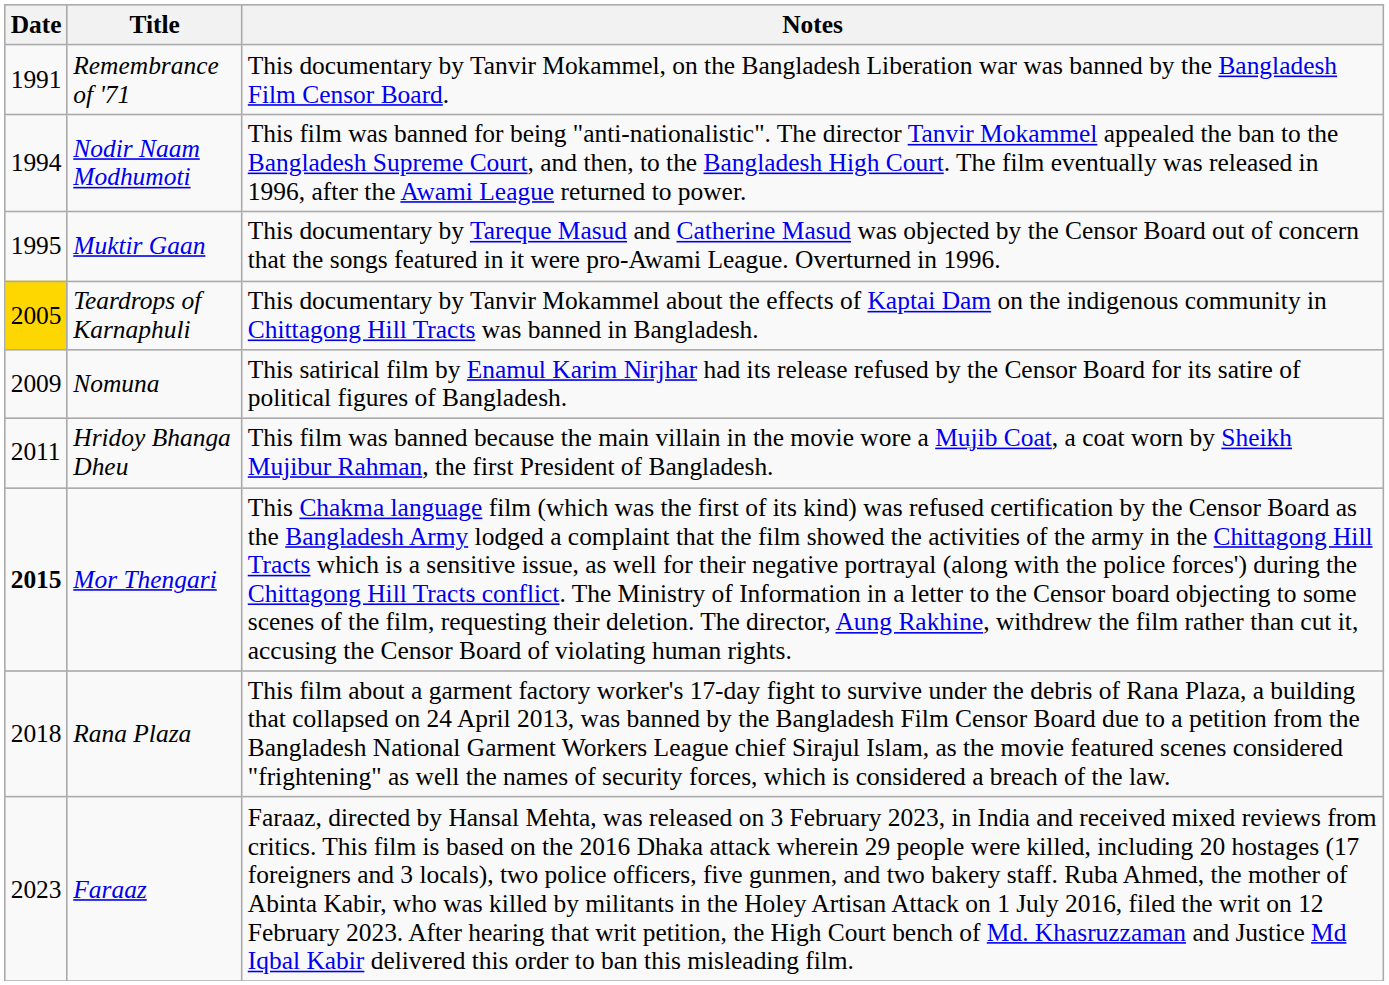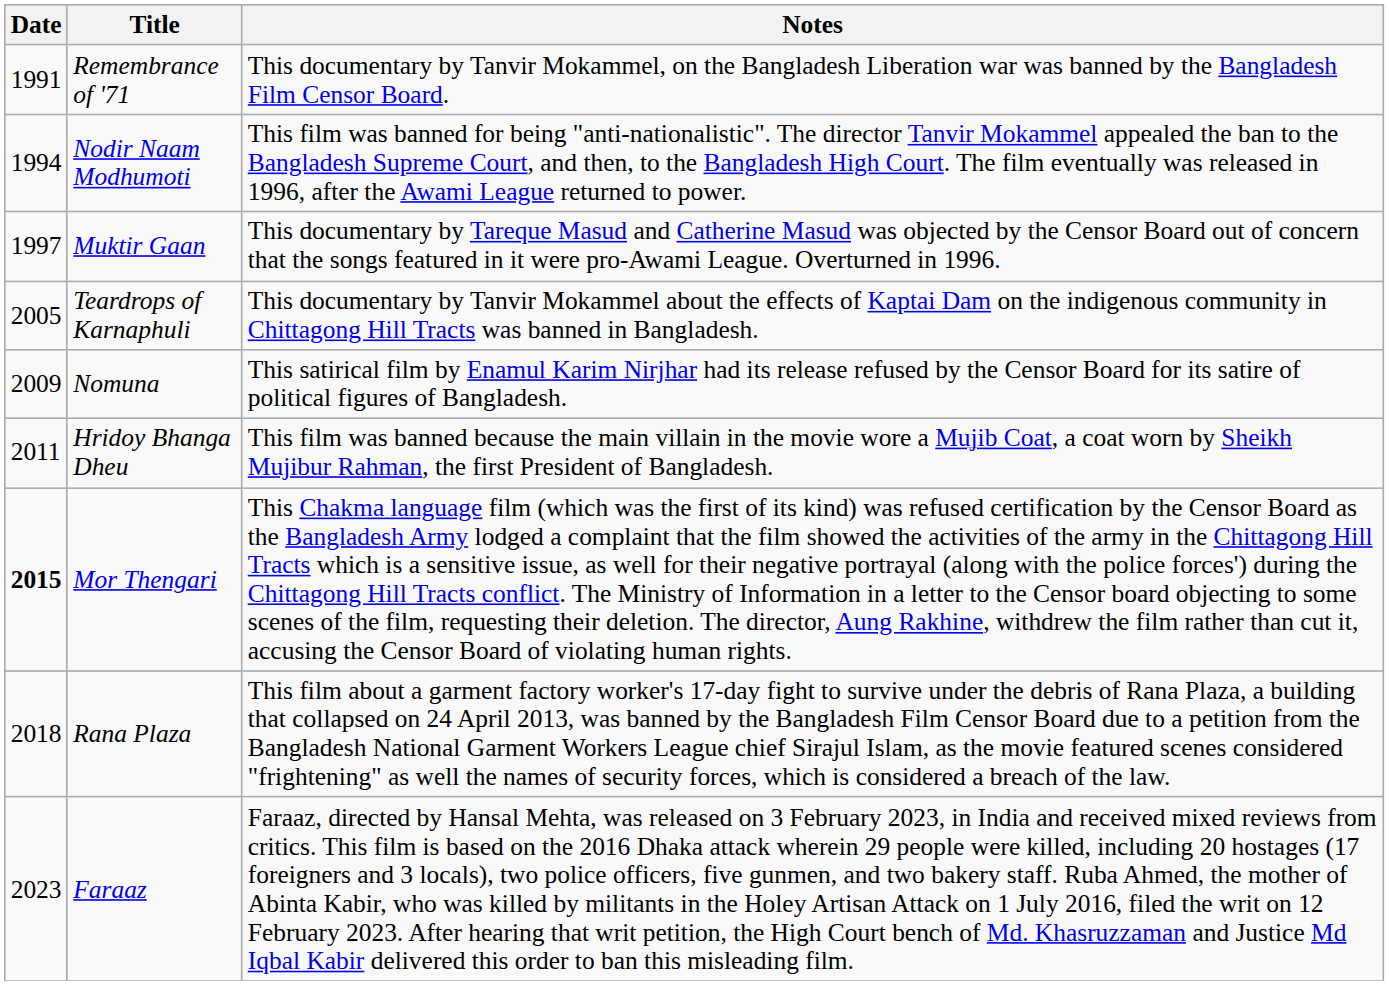(36, 245) 1995 -> (36, 245) 1997
(36, 314) gold background -> (36, 314) no background
